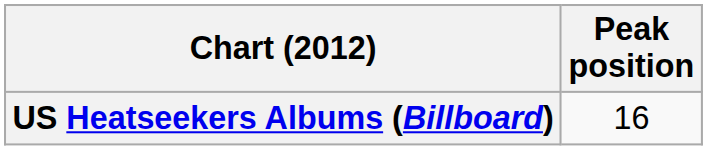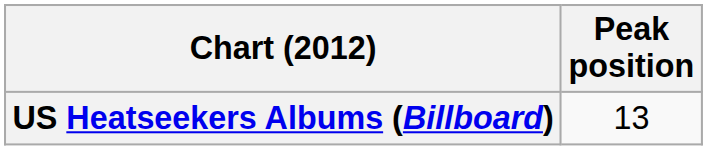(631, 117) 16 -> (631, 117) 13
